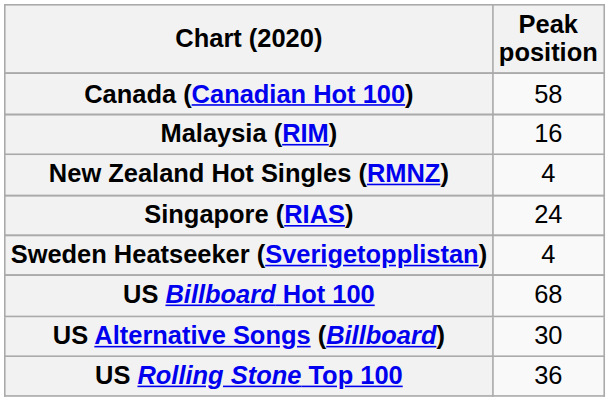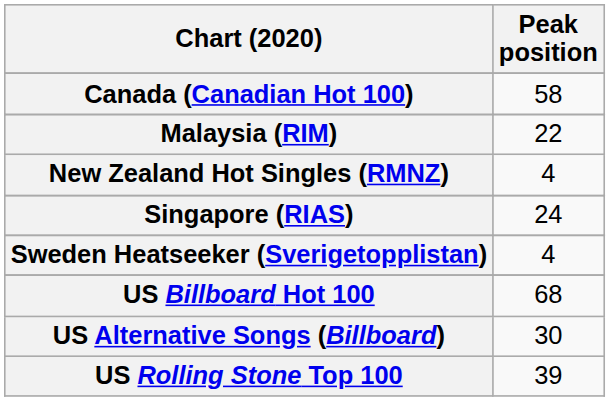(548, 133) 16 -> (548, 133) 22
(548, 376) 36 -> (548, 376) 39
